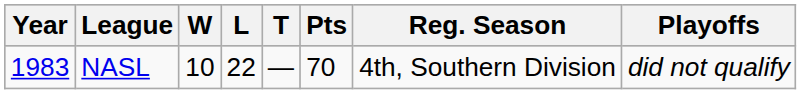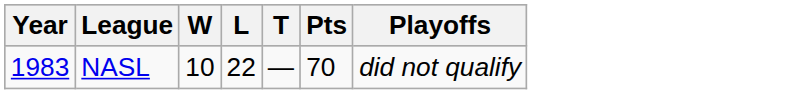- column: (487, 25)
